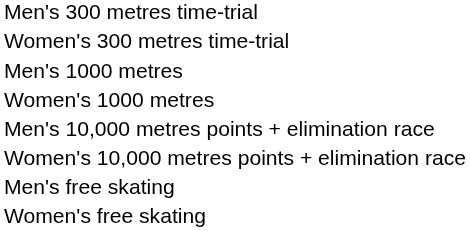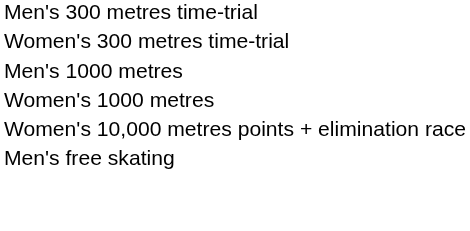- row: (219, 128)
- row: (105, 215)
